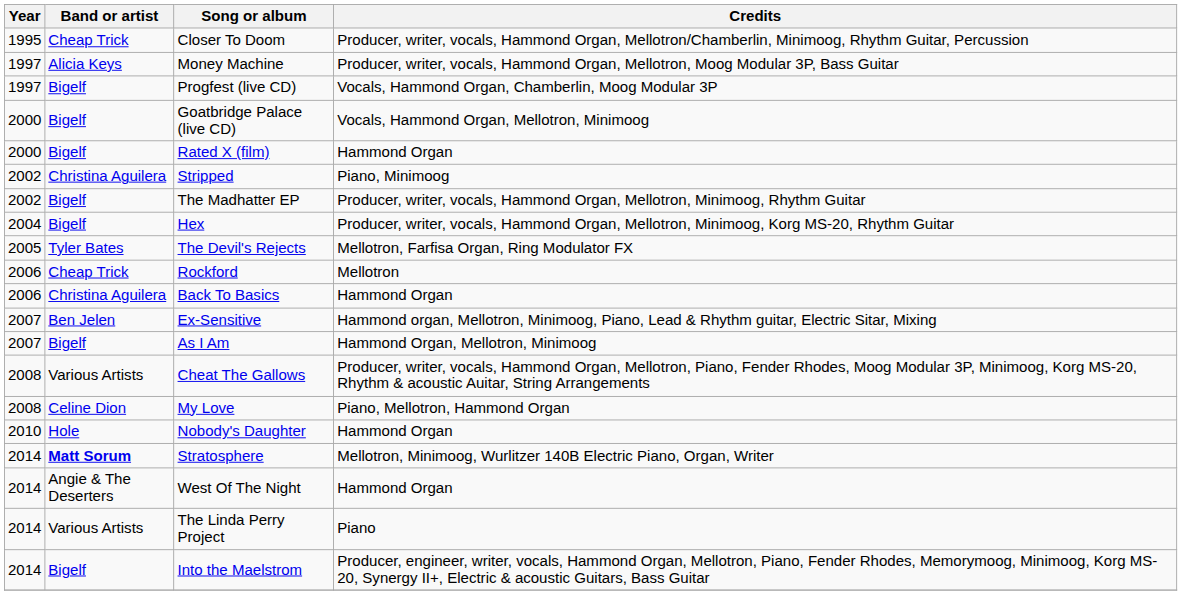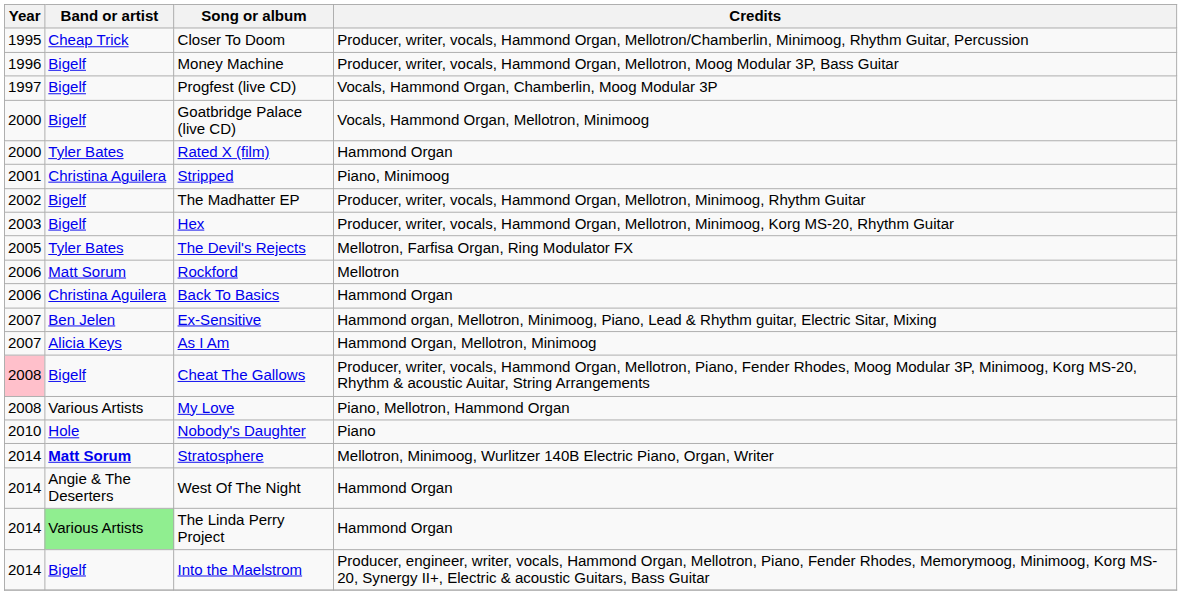(25, 64) 1997 -> (25, 64) 1996
(85, 64) Alicia Keys -> (67, 64) Bigelf
(67, 152) Bigelf -> (86, 152) Tyler Bates
(25, 176) 2002 -> (25, 176) 2001
(25, 224) 2004 -> (25, 224) 2003
(88, 271) Cheap Trick -> (87, 271) Matt Sorum
(67, 343) Bigelf -> (85, 343) Alicia Keys
(25, 375) no background -> (25, 375) pink background
(96, 375) Various Artists -> (67, 375) Bigelf
(87, 408) Celine Dion -> (96, 408) Various Artists
(395, 431) Hammond Organ -> (356, 431) Piano
(96, 528) no background -> (96, 528) lightgreen background
(356, 528) Piano -> (395, 528) Hammond Organ
